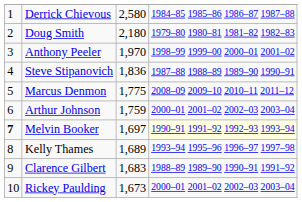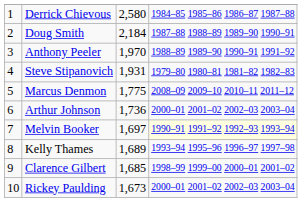(132, 33) 2,180 -> (132, 33) 2,184
(223, 33) 1979–80 1980–81 1981–82 1982–83 -> (223, 33) 1987–88 1988–89 1989–90 1990–91
(223, 52) 1998–99 1999–00 2000–01 2001–02 -> (223, 52) 1988–89 1989–90 1990–91 1991–92
(132, 71) 1,836 -> (132, 71) 1,931
(223, 71) 1987–88 1988–89 1989–90 1990–91 -> (223, 71) 1979–80 1980–81 1981–82 1982–83
(132, 110) 1,759 -> (132, 110) 1,736
(10, 129) bold -> (10, 129) normal
(132, 168) 1,683 -> (132, 168) 1,685
(223, 168) 1988–89 1989–90 1990–91 1991–92 -> (223, 168) 1998–99 1999–00 2000–01 2001–02
